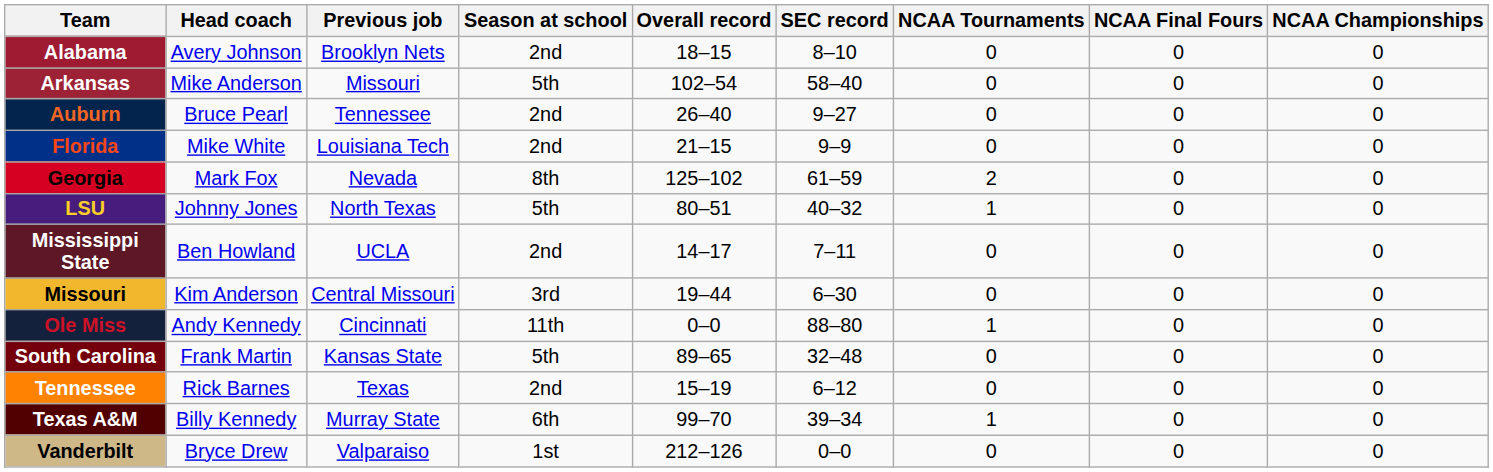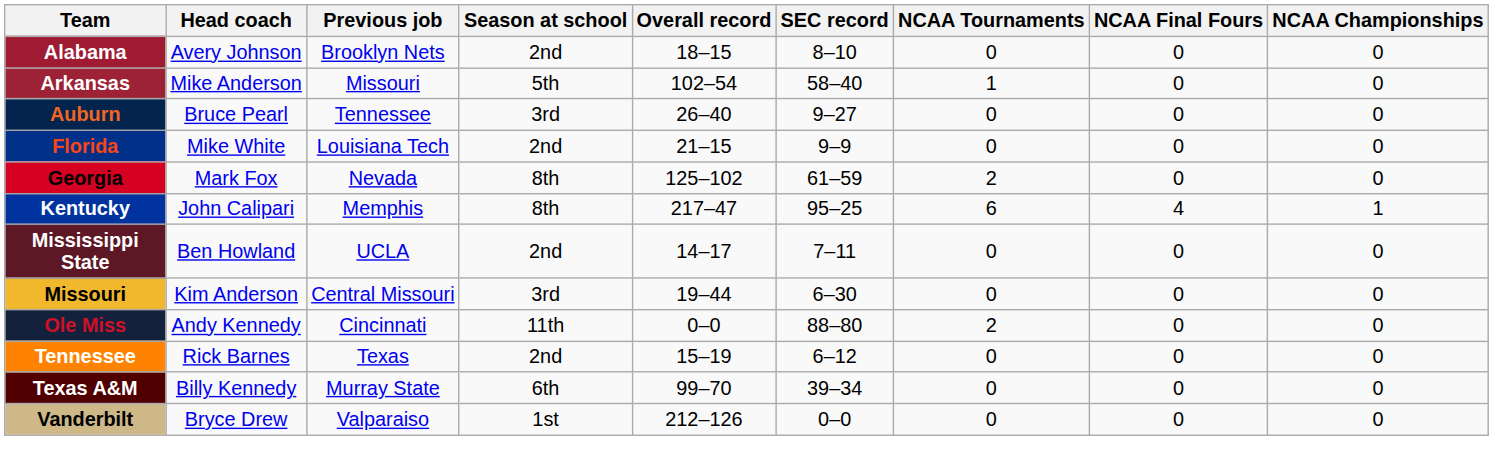(991, 84) 0 -> (991, 84) 1
(546, 115) 2nd -> (546, 115) 3rd
+ row: (85, 209)
- row: (85, 209)
(991, 325) 1 -> (991, 325) 2
- row: (85, 357)
(991, 420) 1 -> (991, 388) 0
